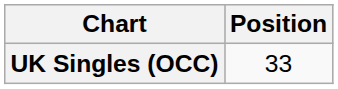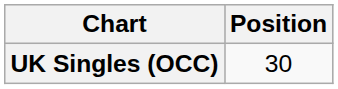(278, 63) 33 -> (278, 63) 30
